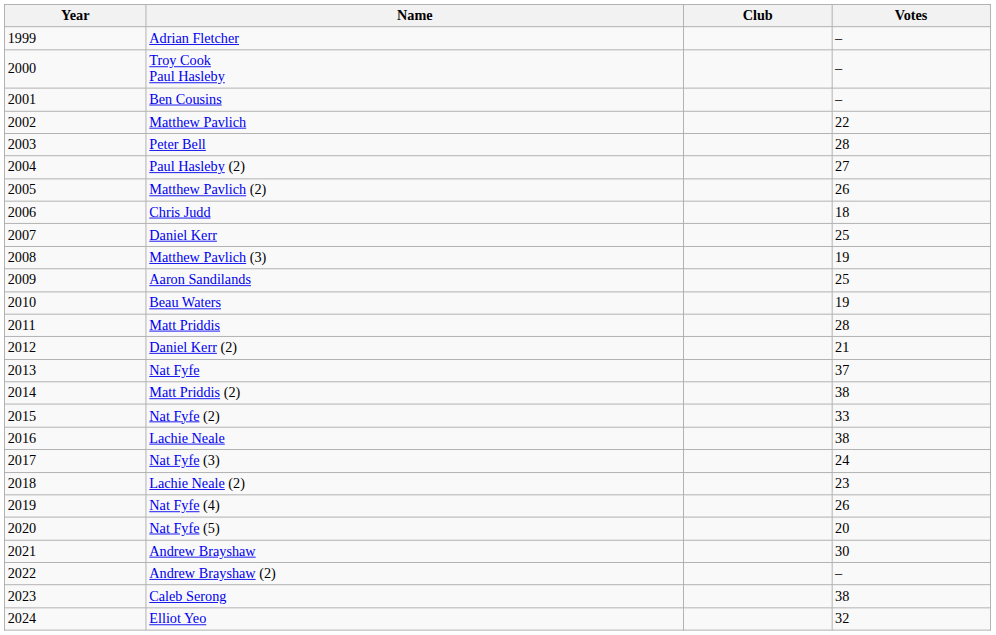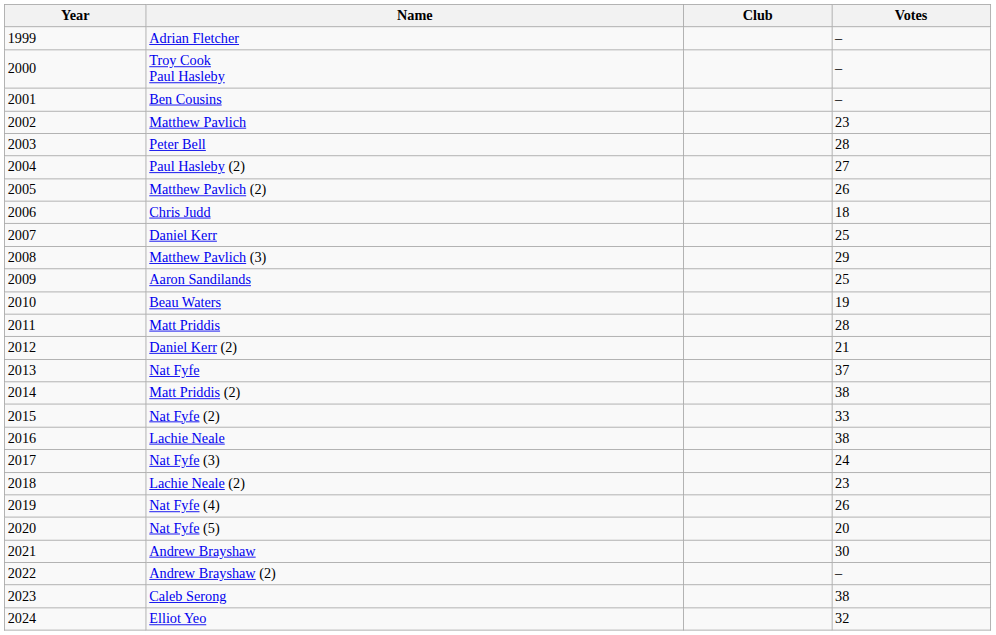(842, 122) 22 -> (842, 122) 23
(842, 257) 19 -> (842, 257) 29
